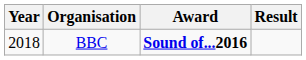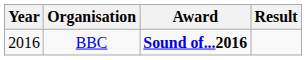(24, 42) 2018 -> (24, 42) 2016
